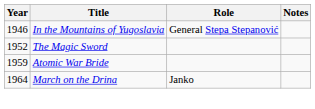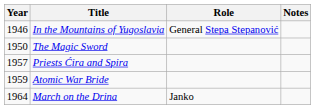(17, 46) 1952 -> (17, 46) 1950
+ row: (80, 63)
